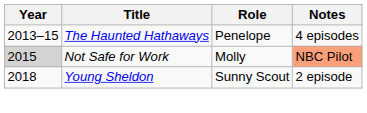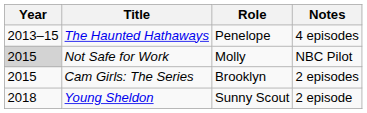(324, 56) lightsalmon background -> (324, 56) no background
+ row: (129, 77)
